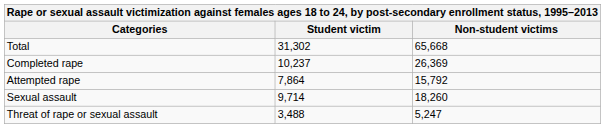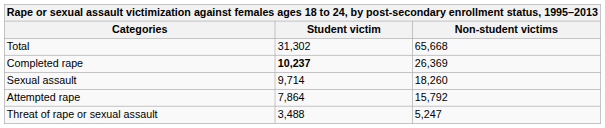(294, 64) normal -> (294, 64) bold
rows swapped: (43, 81) <-> (42, 98)
